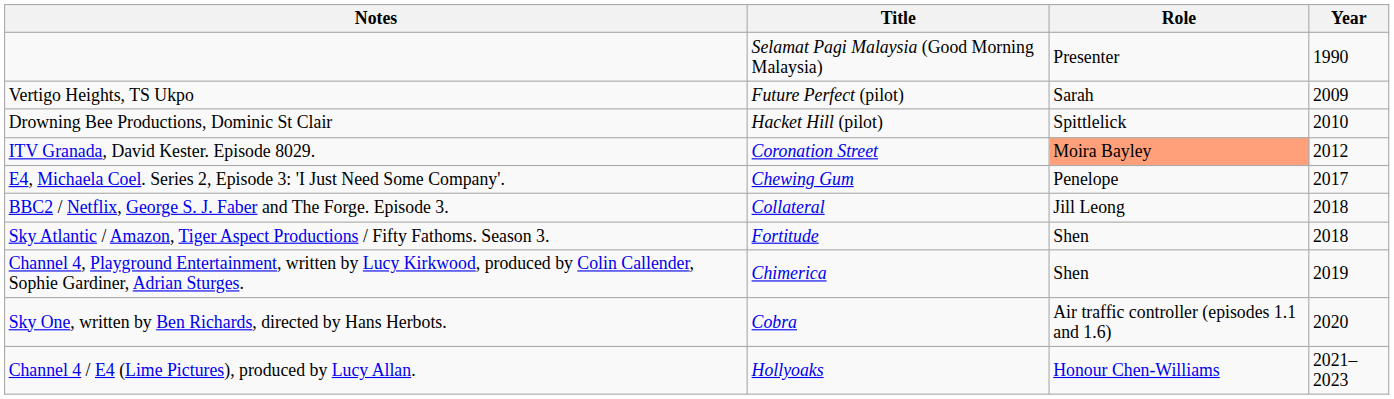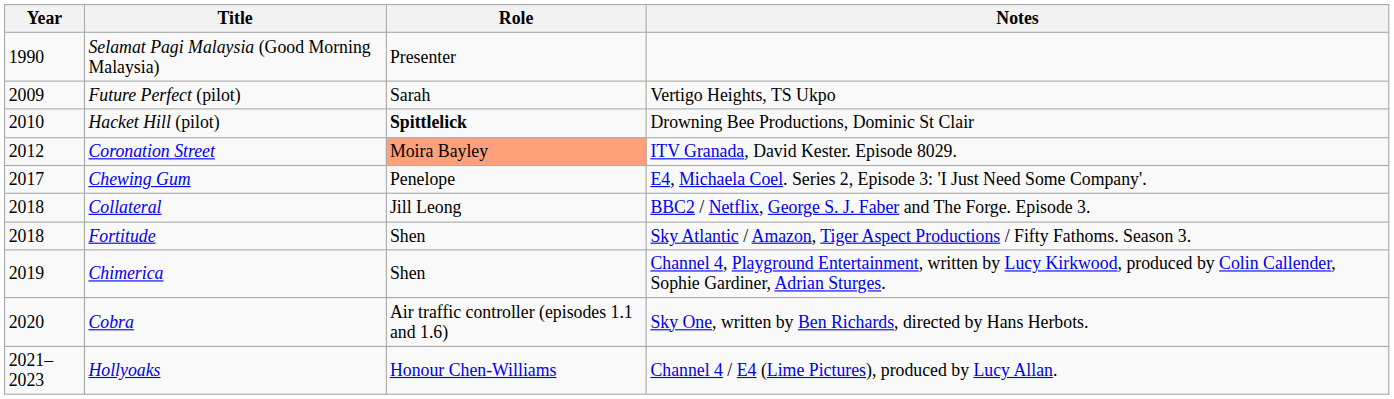columns swapped: (1349, 18) <-> (376, 18)
(1090, 123) normal -> (428, 123) bold
